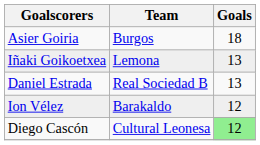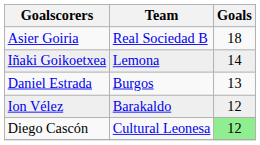(133, 38) Burgos -> (160, 38) Real Sociedad B
(234, 60) 13 -> (234, 60) 14
(160, 83) Real Sociedad B -> (133, 83) Burgos
